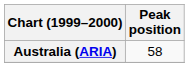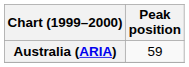(155, 51) 58 -> (155, 51) 59
